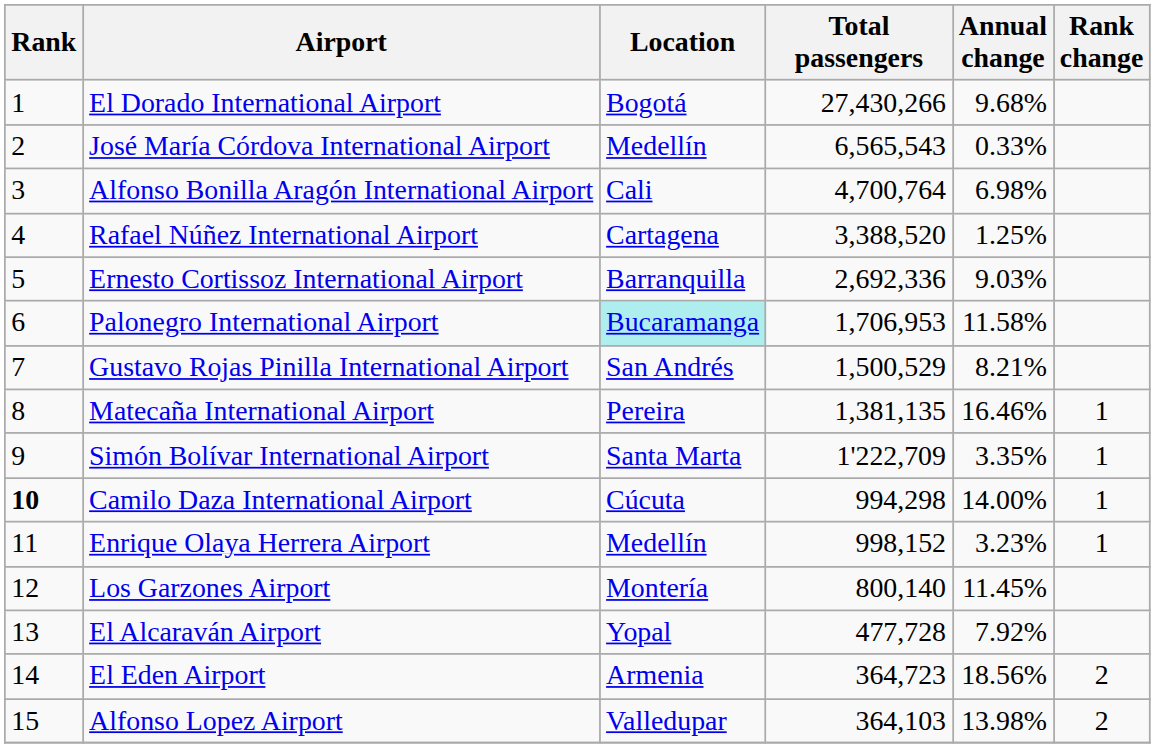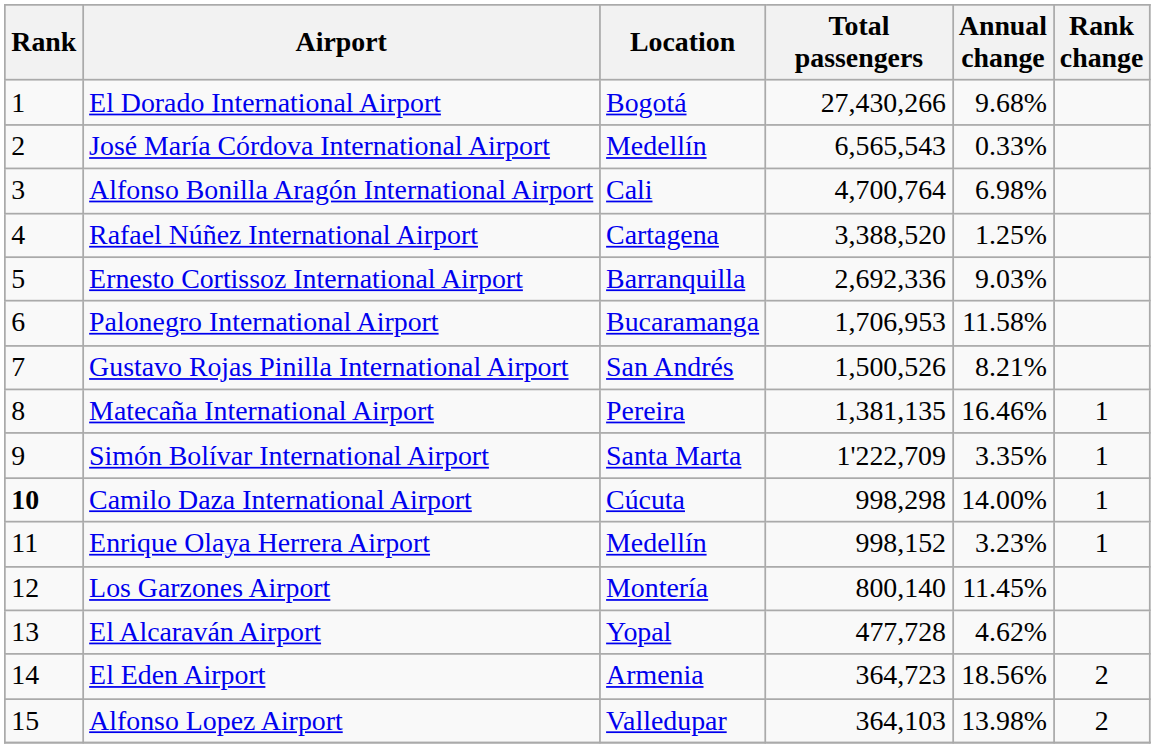(683, 322) paleturquoise background -> (683, 322) no background
(890, 366) 1,500,529 -> (890, 366) 1,500,526
(901, 499) 994,298 -> (901, 499) 998,298
(1011, 631) 7.92% -> (1011, 631) 4.62%
